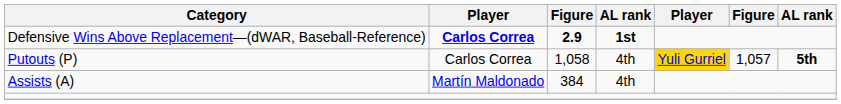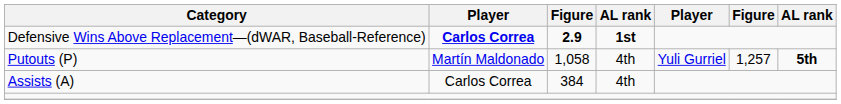(488, 59) Carlos Correa -> (488, 59) Martín Maldonado
(692, 59) gold background -> (692, 59) no background
(753, 59) 1,057 -> (753, 59) 1,257
(488, 81) Martín Maldonado -> (488, 81) Carlos Correa
